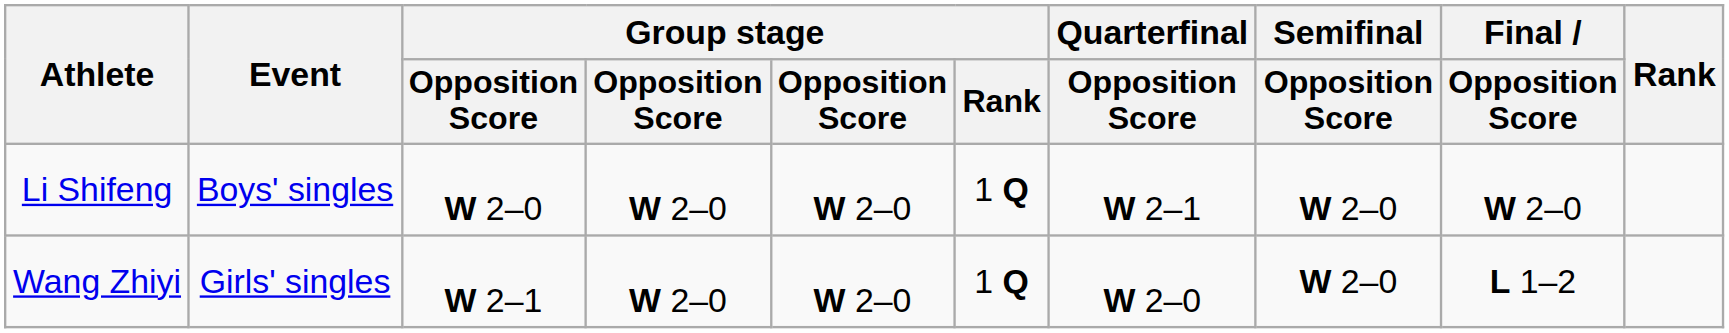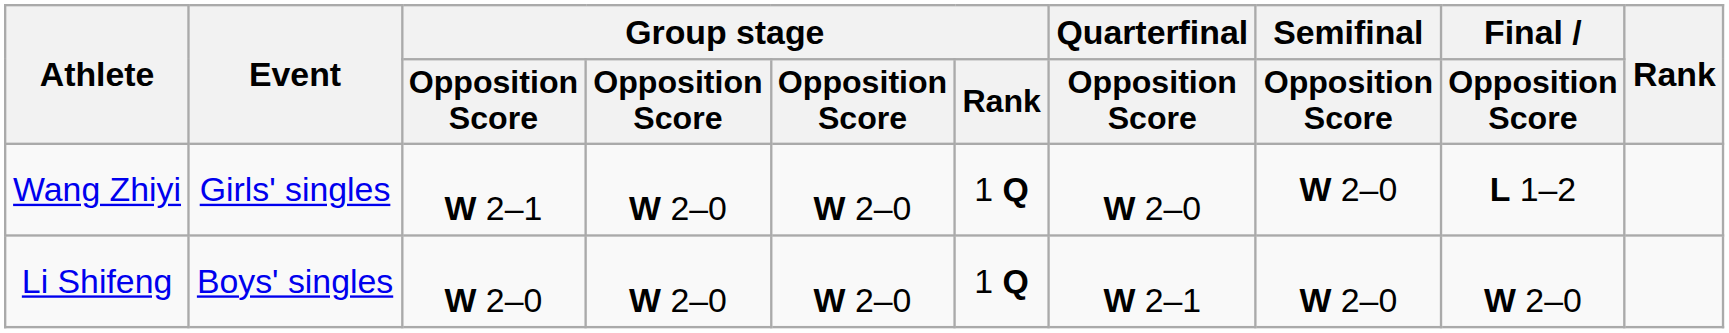rows swapped: (97, 190) <-> (97, 281)
